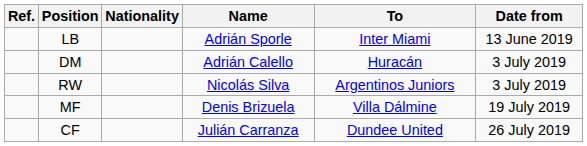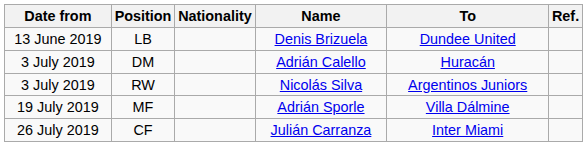columns swapped: (529, 16) <-> (21, 16)
(248, 39) Adrián Sporle -> (321, 39) Denis Brizuela
(395, 39) Inter Miami -> (468, 39) Dundee United
(248, 107) Denis Brizuela -> (321, 107) Adrián Sporle
(395, 130) Dundee United -> (468, 130) Inter Miami
